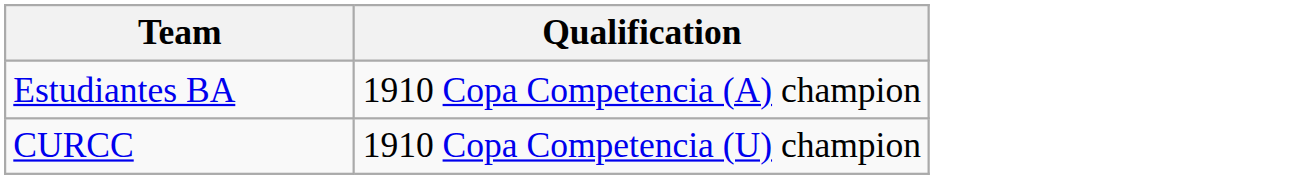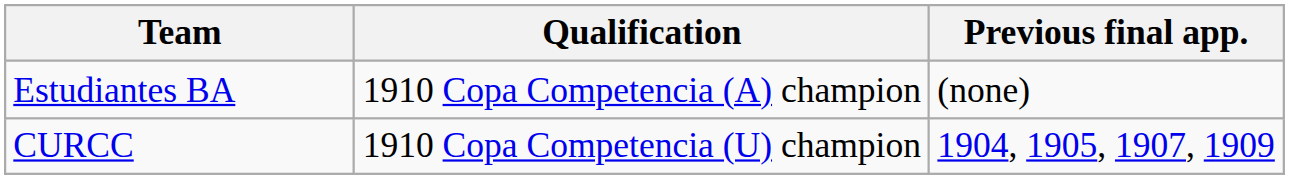+ column: (1106, 32)
